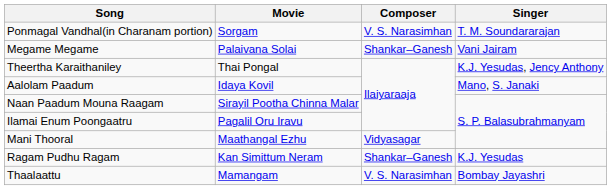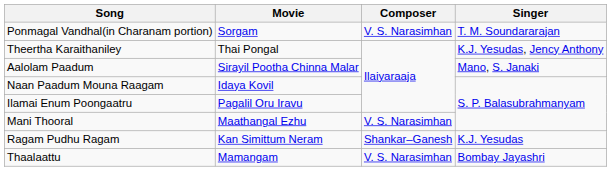- row: (53, 49)
(246, 85) Idaya Kovil -> (288, 67) Sirayil Pootha Chinna Malar
(288, 103) Sirayil Pootha Chinna Malar -> (246, 85) Idaya Kovil
(392, 139) Vidyasagar -> (408, 121) V. S. Narasimhan
